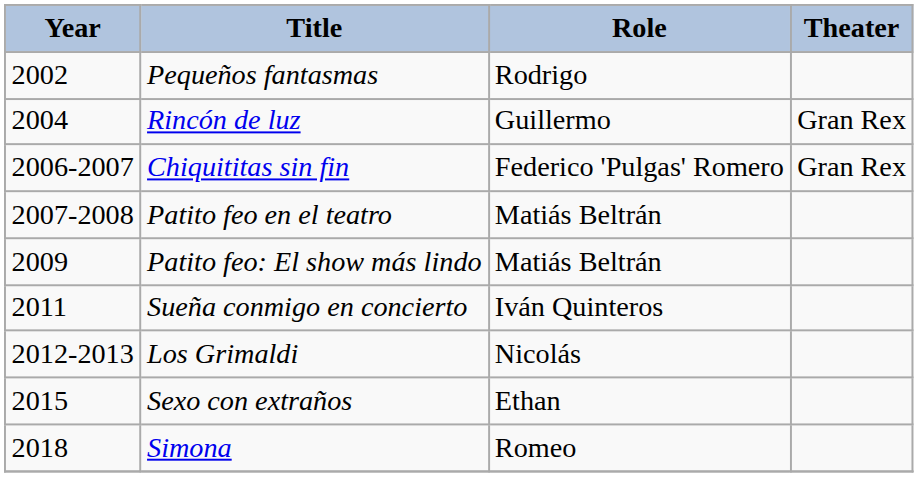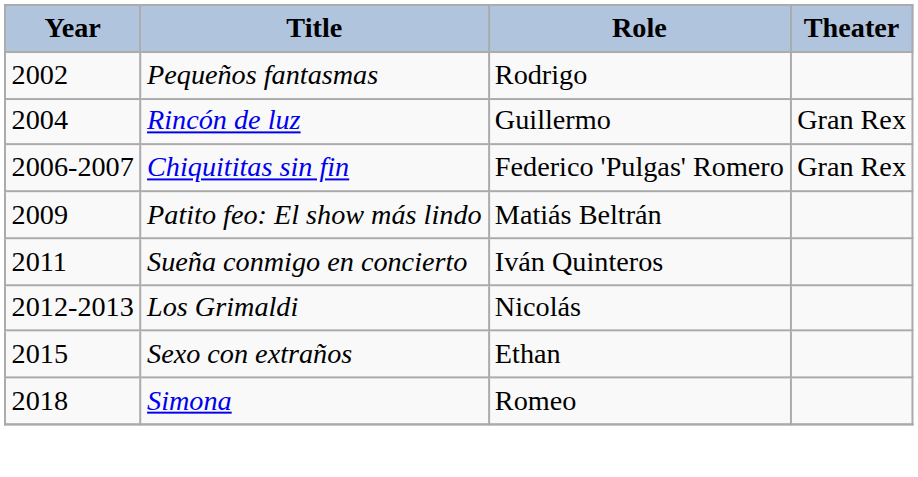- row: (270, 214)
